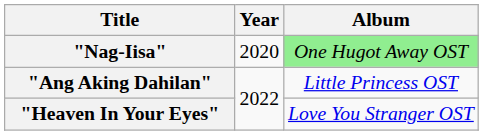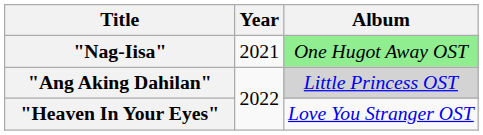(259, 51) 2020 -> (259, 51) 2021
(381, 82) no background -> (381, 82) lightgrey background
